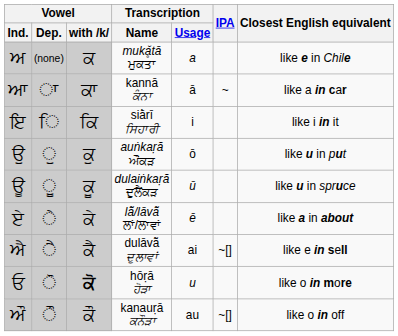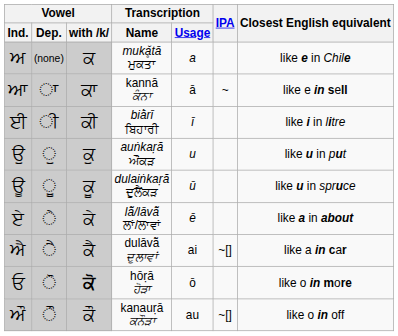(315, 90) like a in car -> (315, 90) like e in sell
- row: (142, 122)
+ row: (142, 122)
(192, 154) ō -> (192, 154) u
(315, 250) like e in sell -> (315, 250) like a in car
(192, 282) u -> (192, 282) ō
